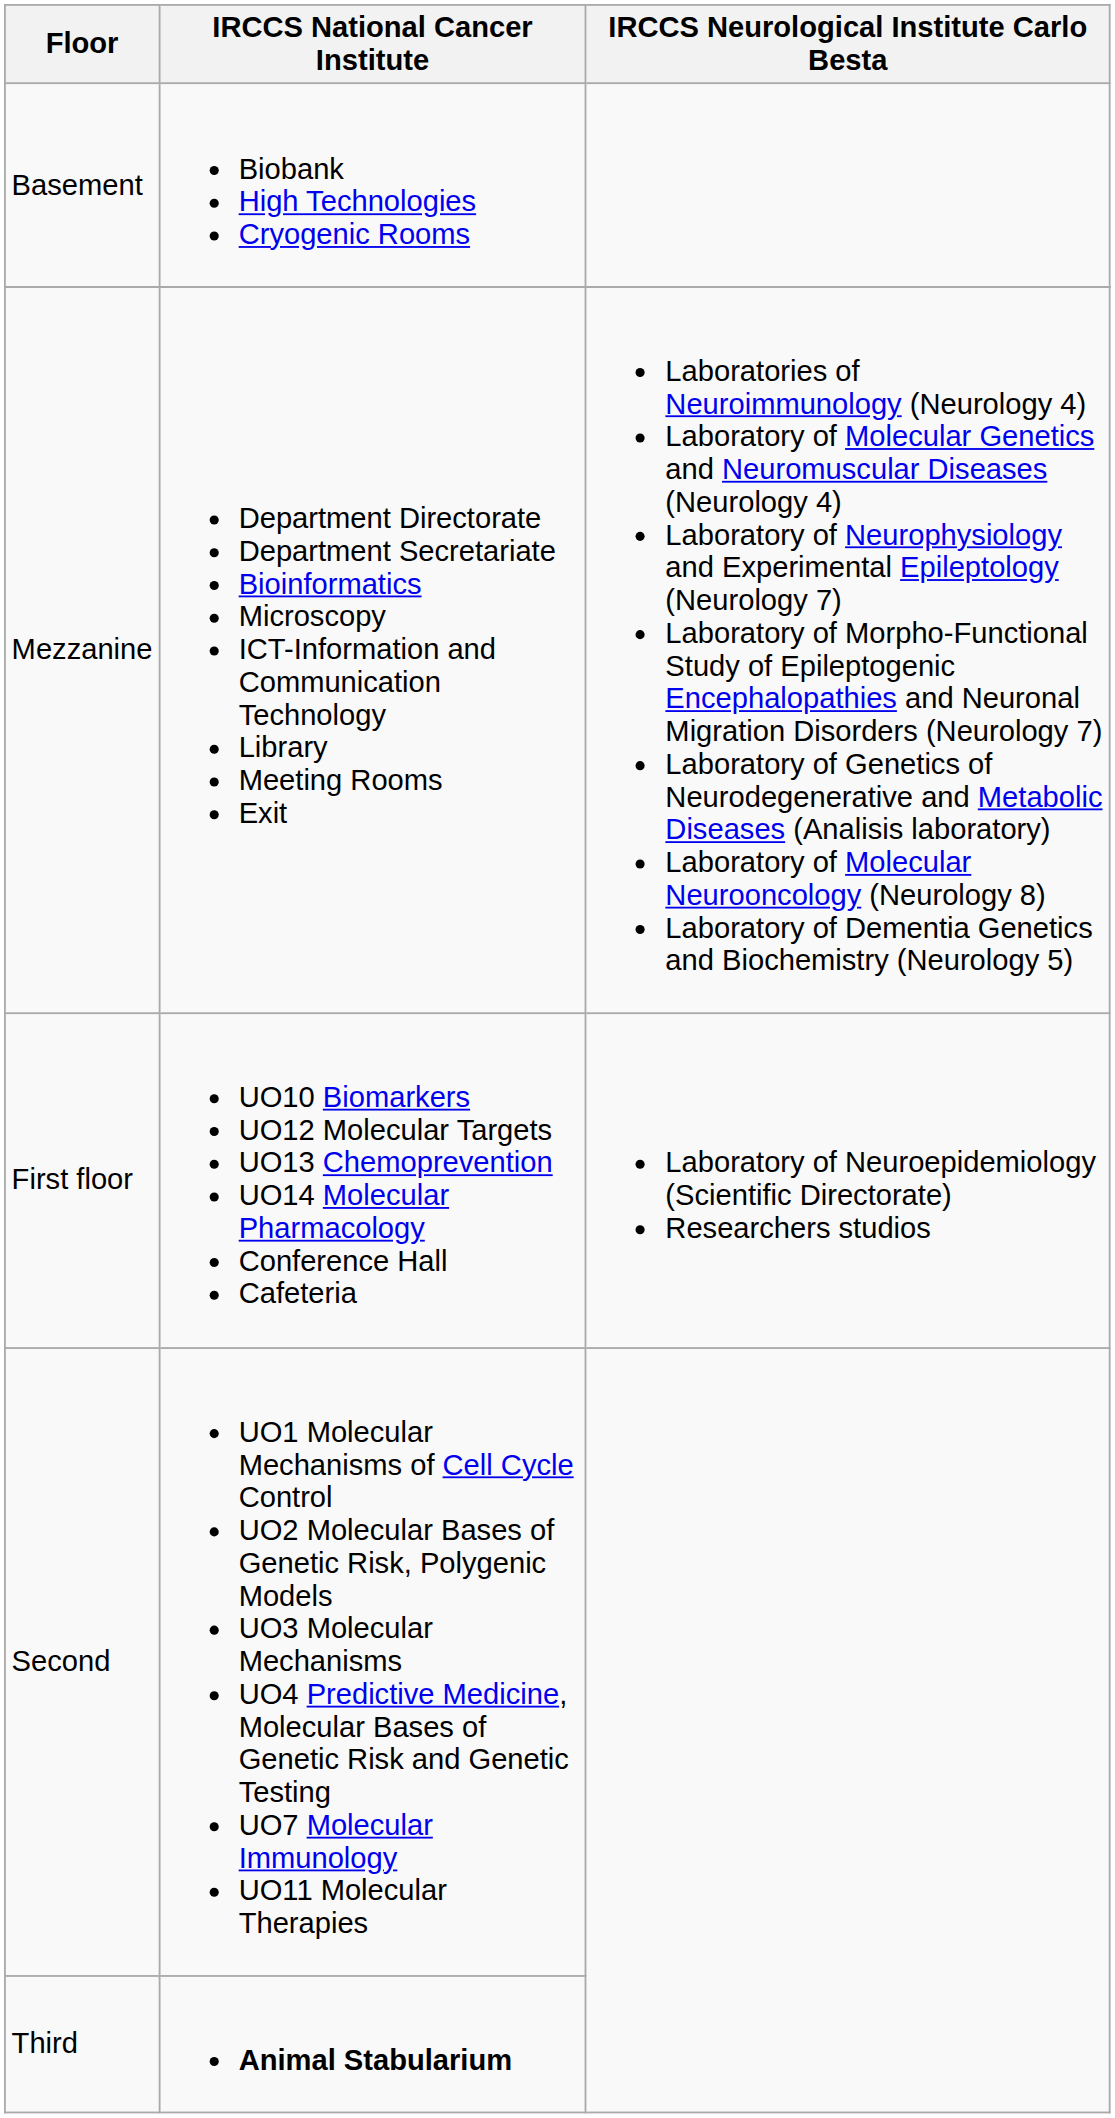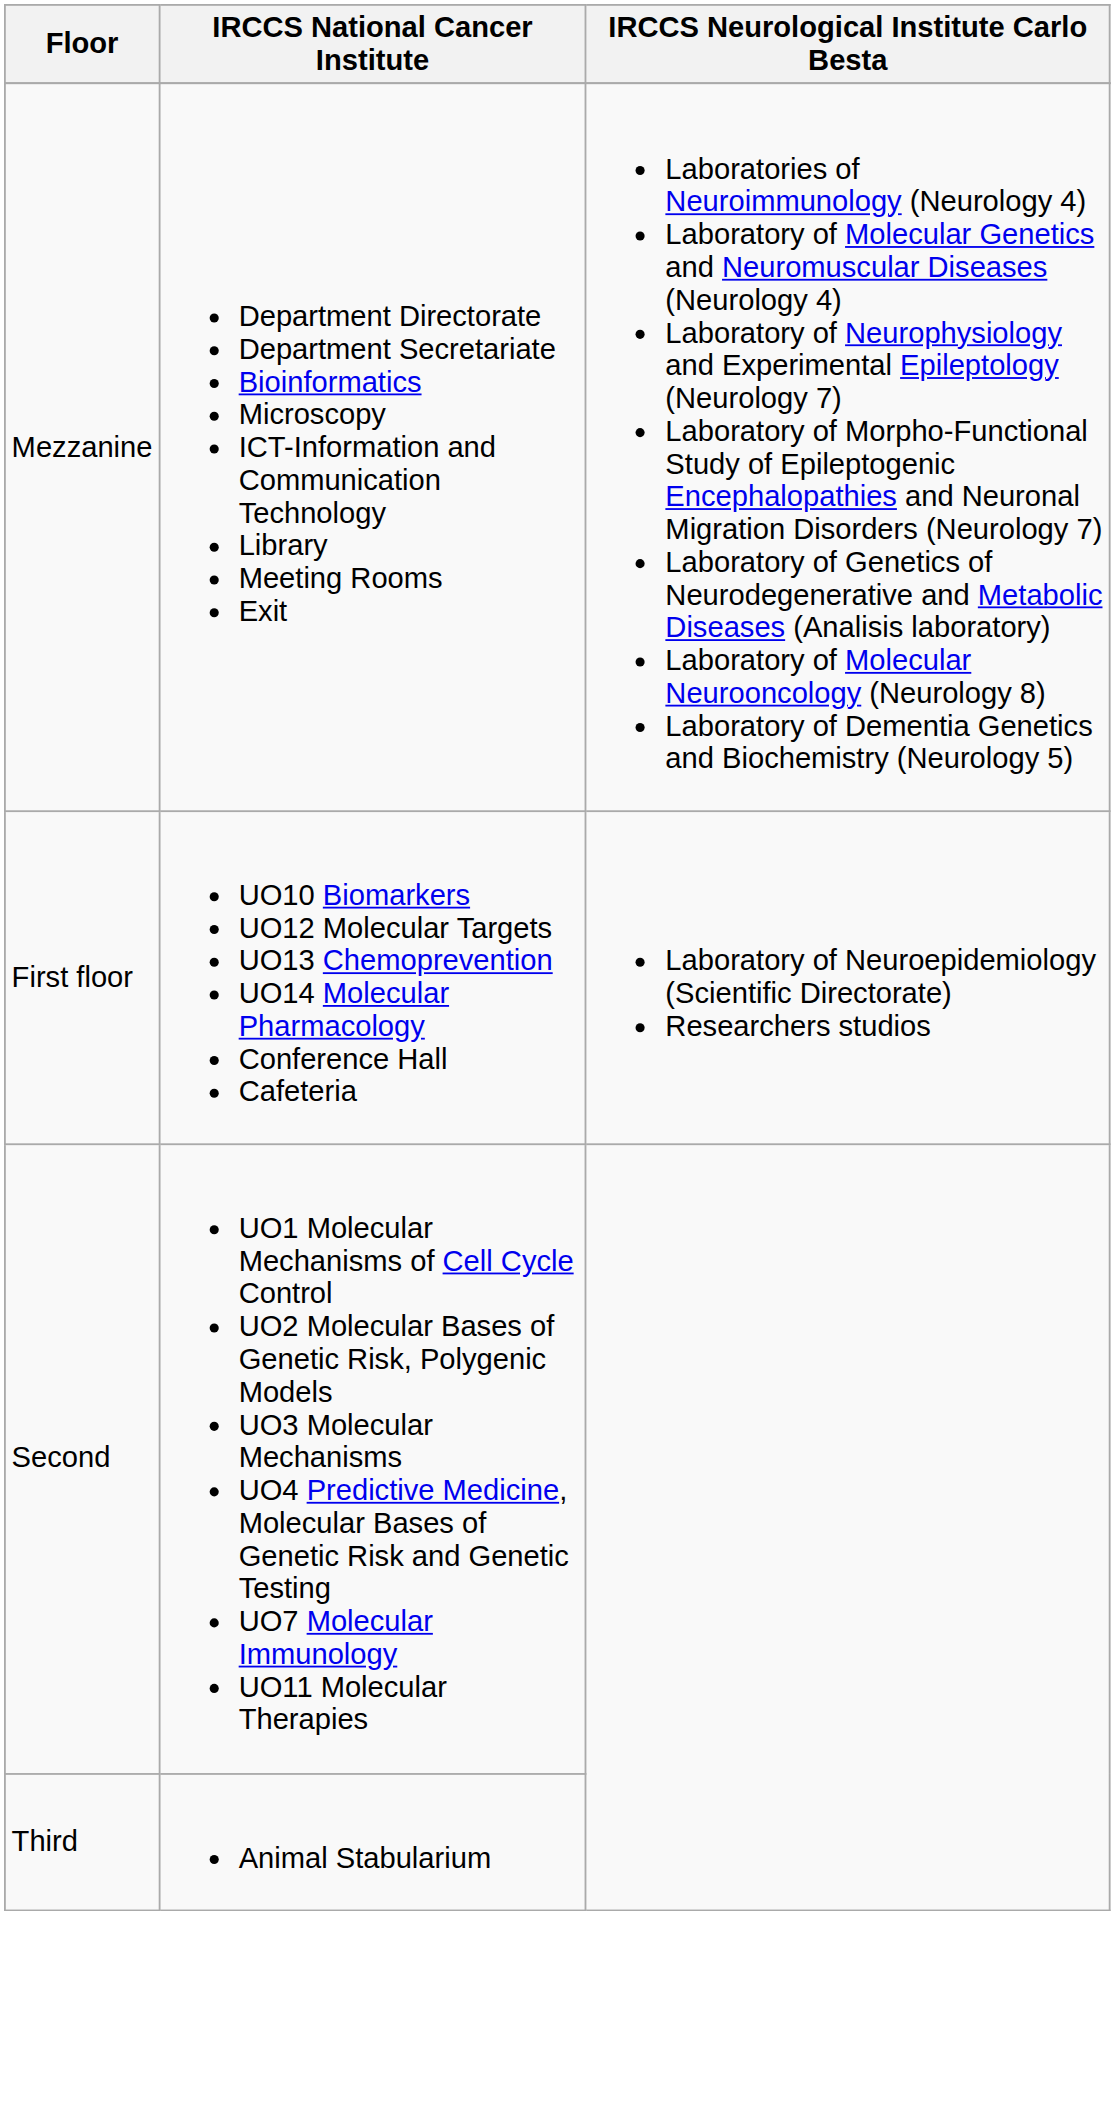- row: (77, 184)
(373, 2061) bold -> (373, 1858) normal
